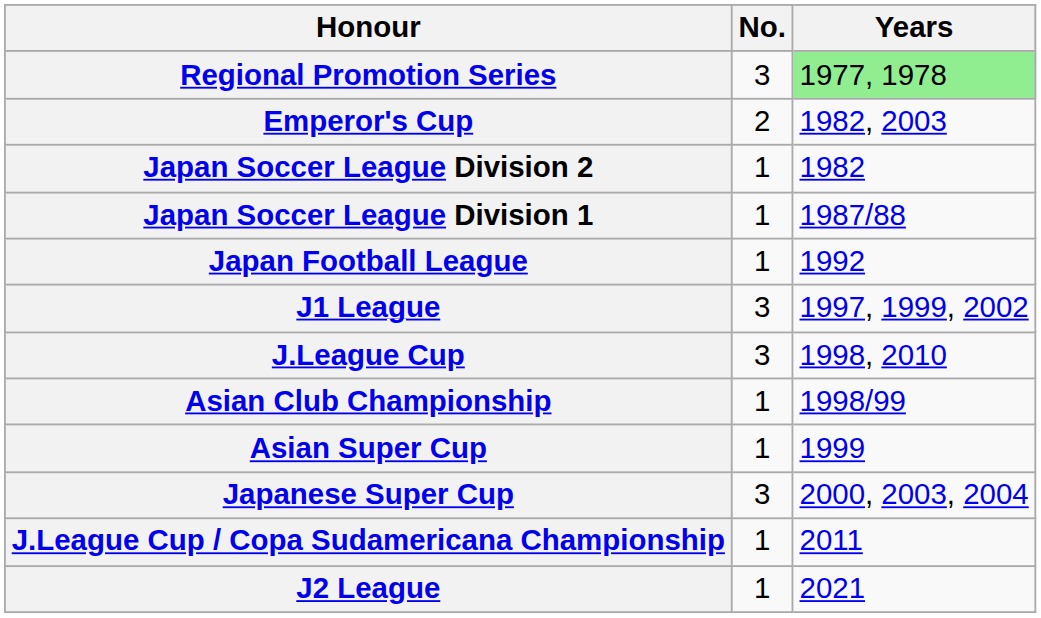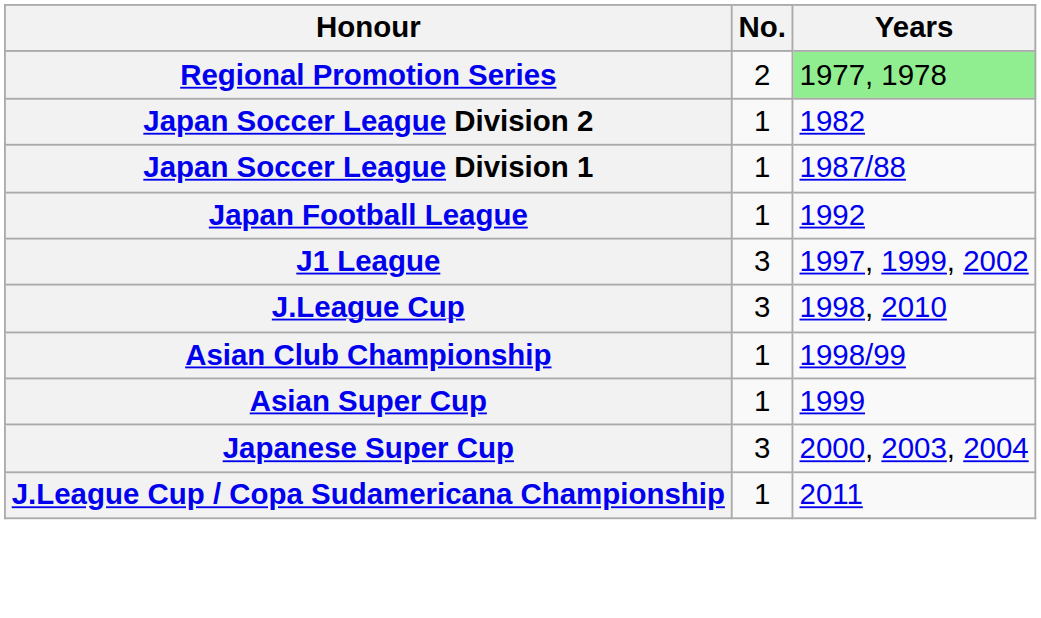(762, 74) 3 -> (762, 74) 2
- row: (368, 121)
- row: (368, 588)
